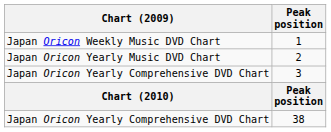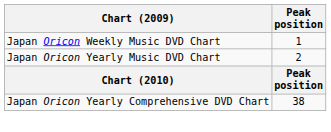- row: (299, 74)
